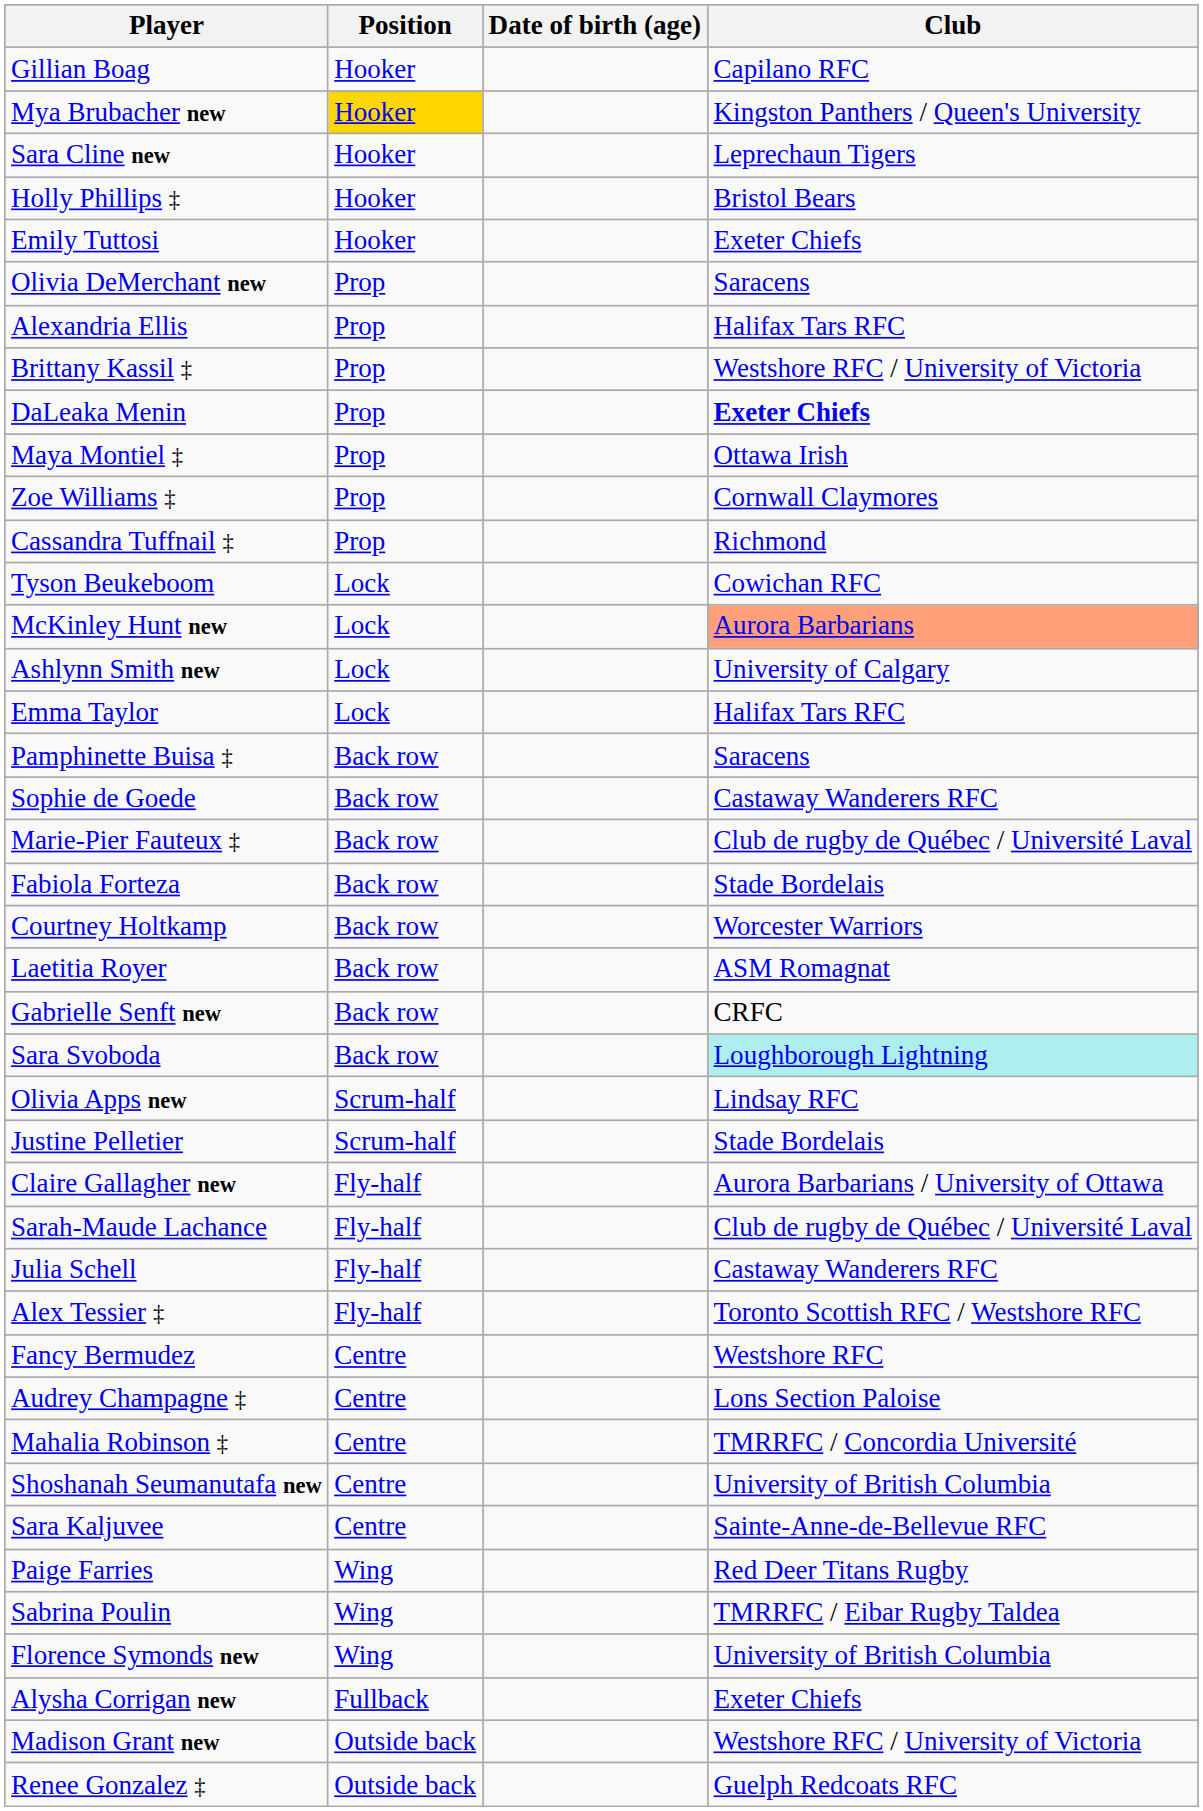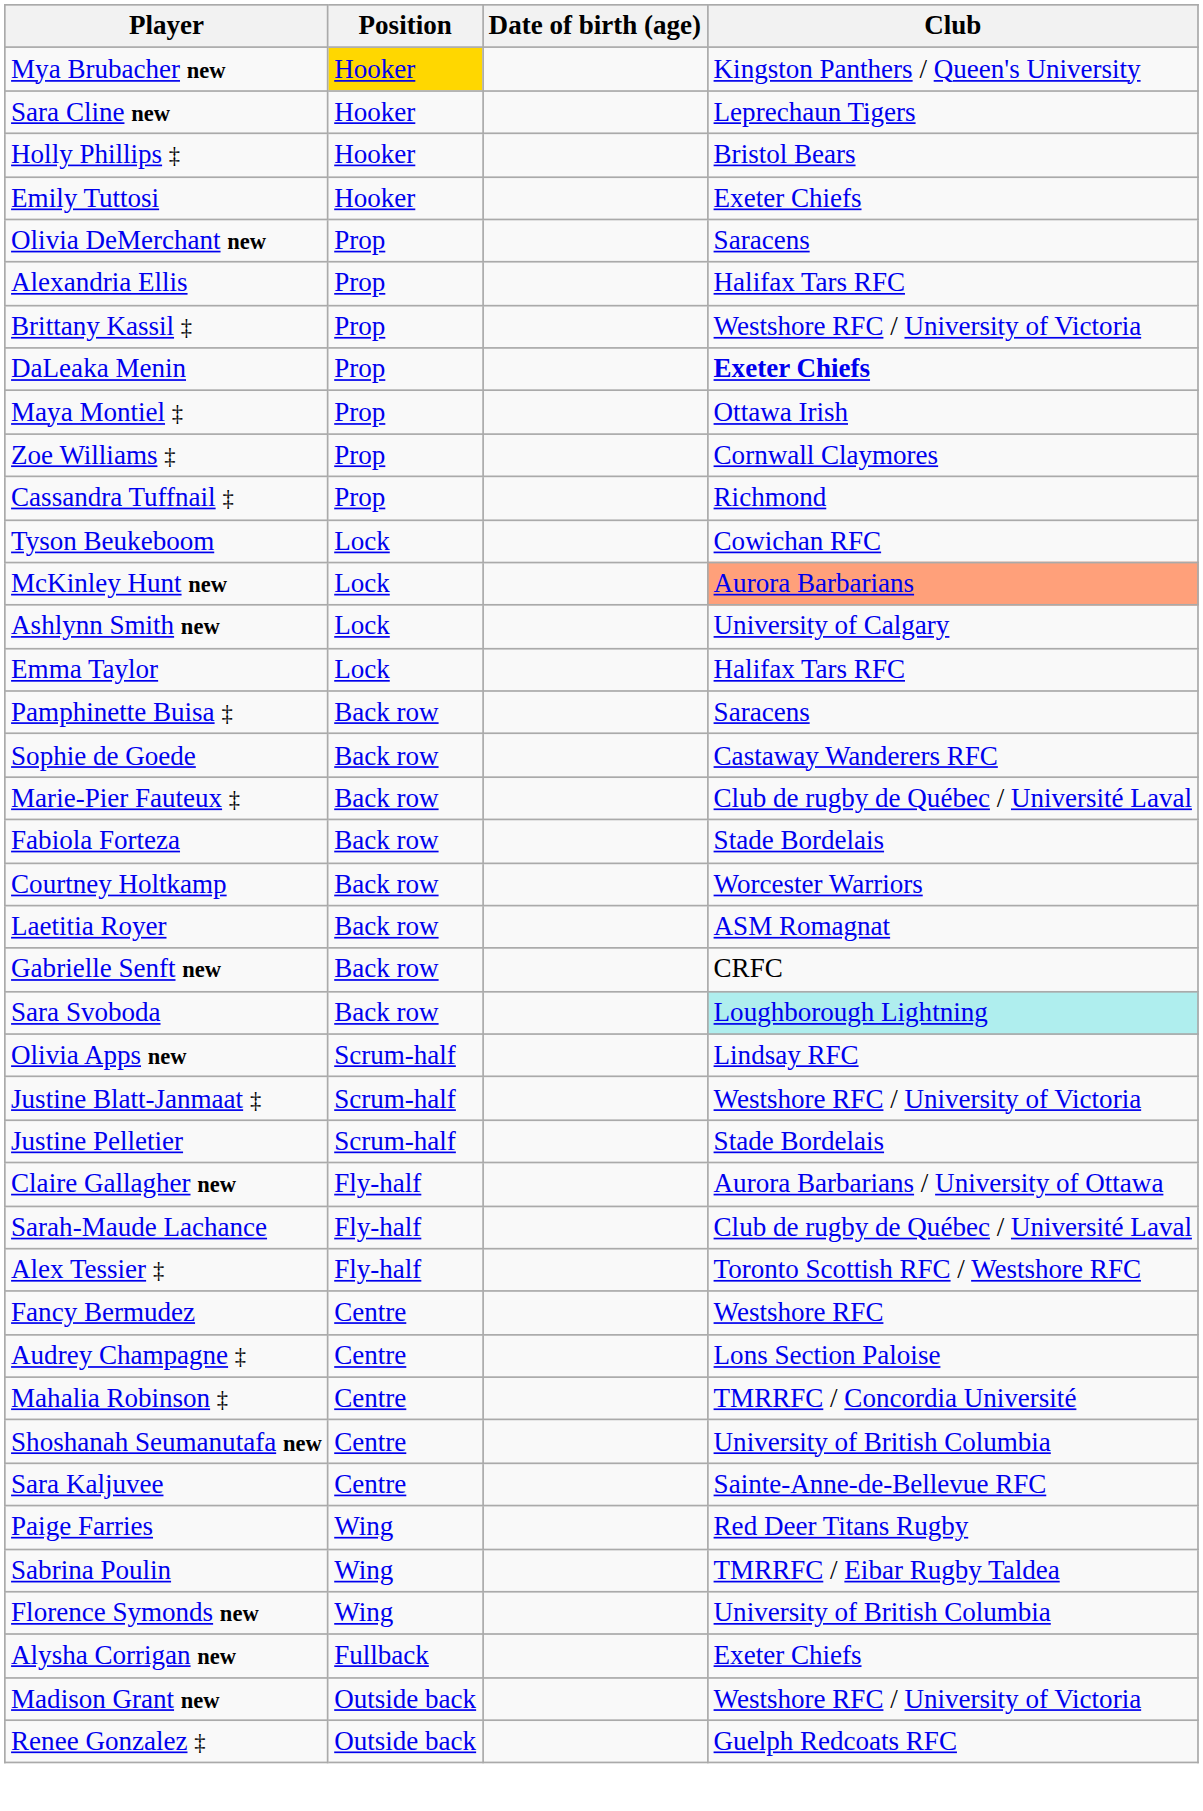- row: (81, 68)
+ row: (136, 1098)
- row: (74, 1269)
